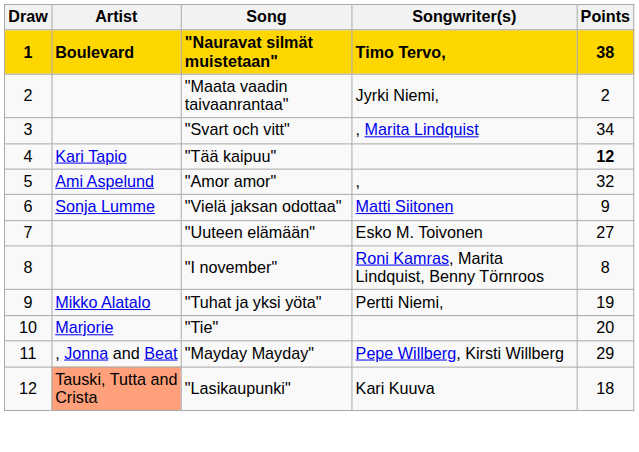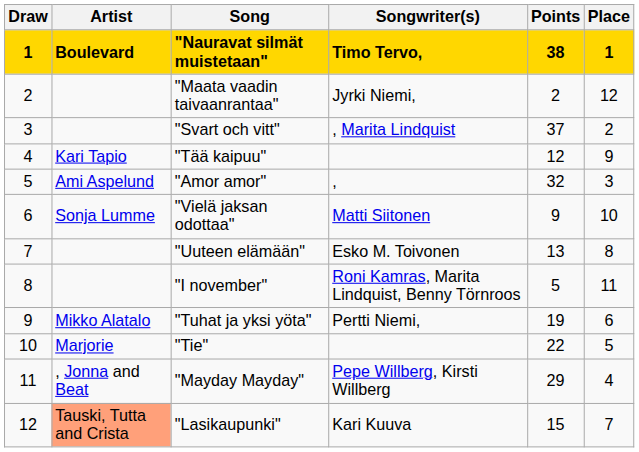+ column: (609, 17)
(605, 130) 34 -> (556, 130) 37
(605, 156) bold -> (556, 156) normal
(605, 233) 27 -> (556, 251) 13
(605, 267) 8 -> (556, 285) 5
(605, 328) 20 -> (556, 346) 22
(605, 388) 18 -> (556, 424) 15
